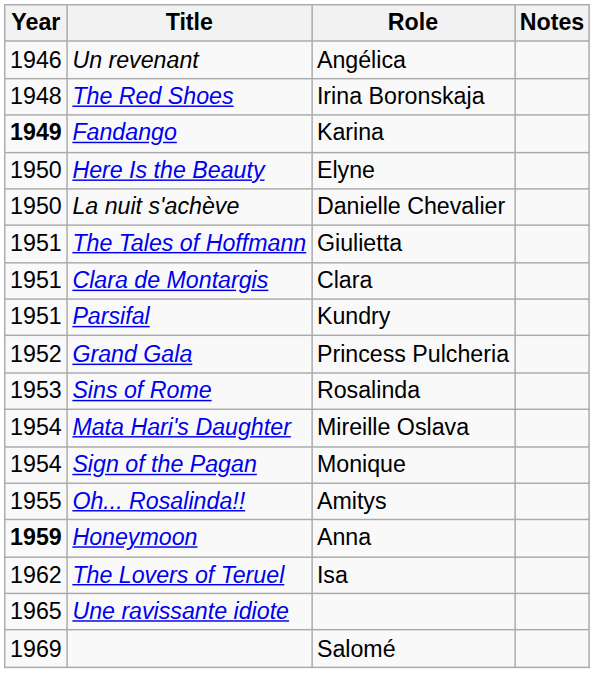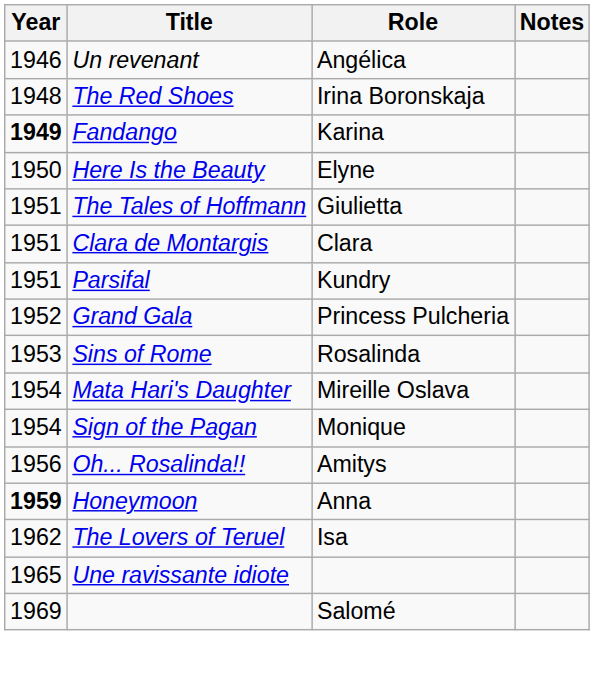- row: (156, 206)
(36, 501) 1955 -> (36, 464) 1956
